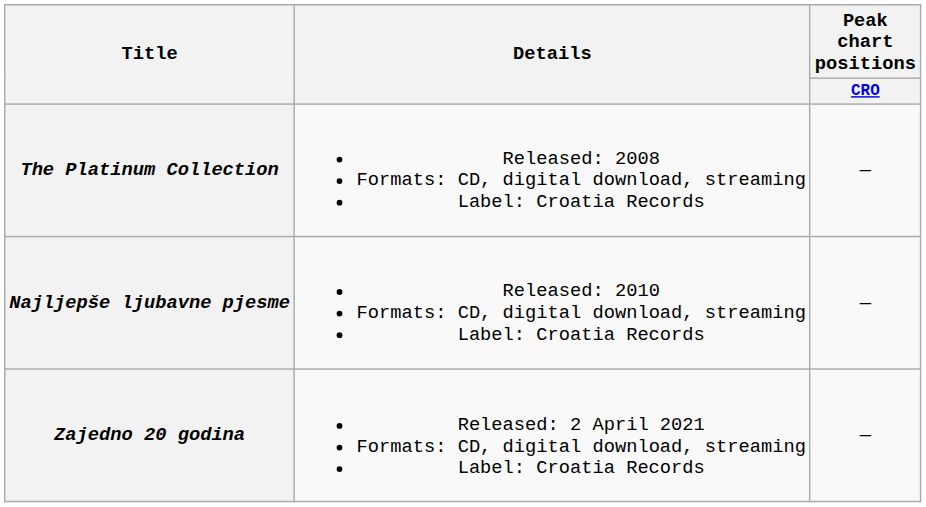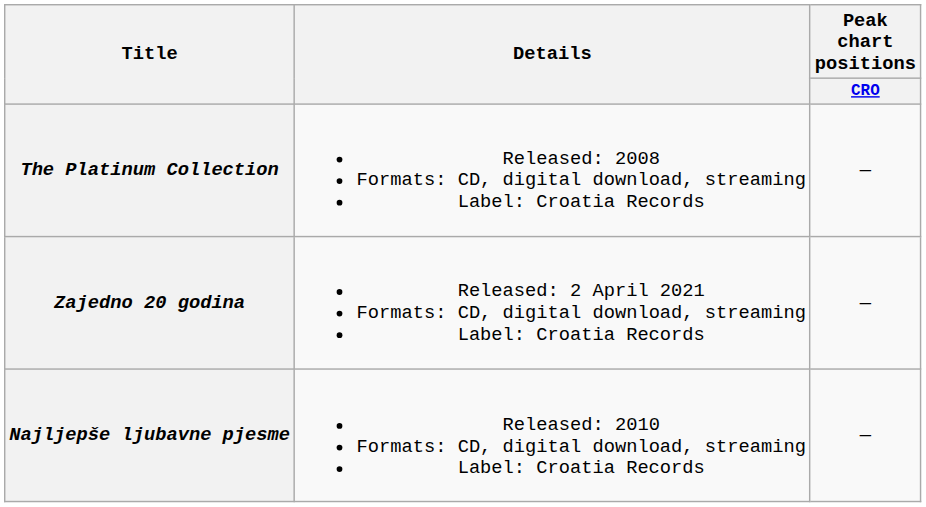rows swapped: (150, 303) <-> (150, 435)
